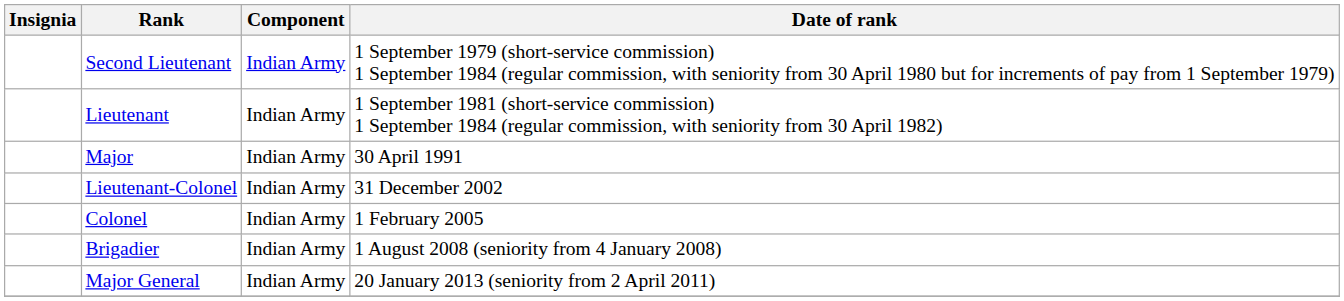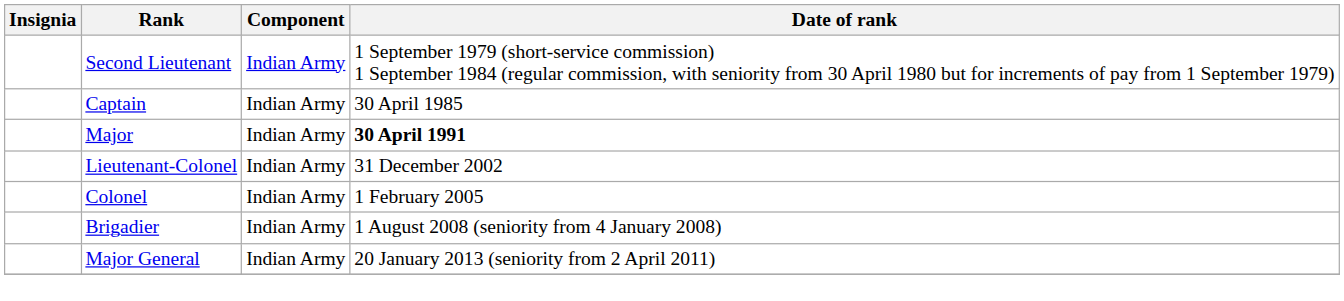- row: (127, 114)
+ row: (116, 103)
(409, 156) normal -> (410, 134) bold
